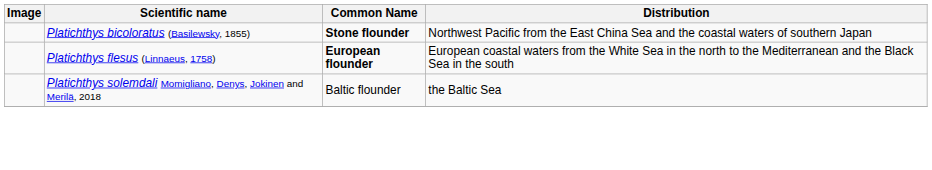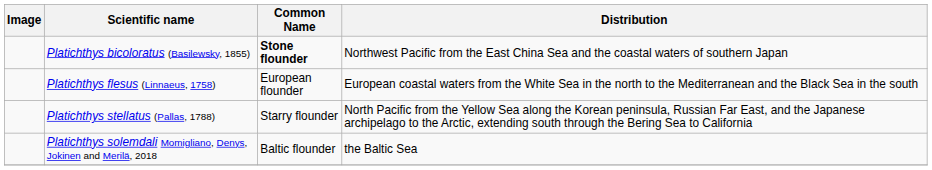(353, 58) bold -> (286, 84) normal
+ row: (131, 116)
